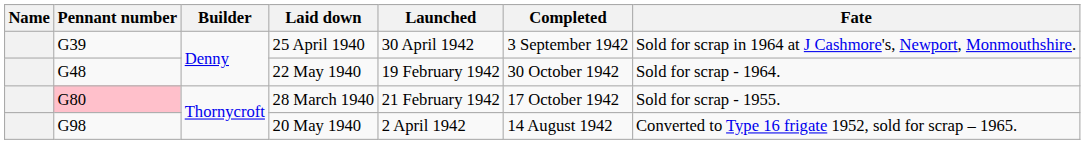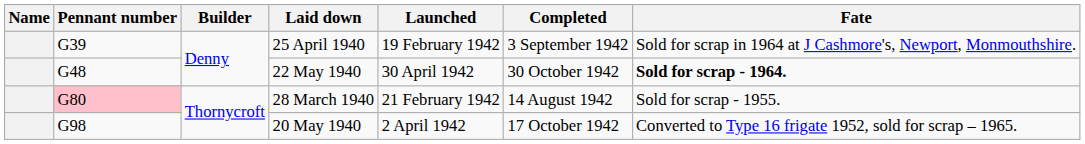(428, 44) 30 April 1942 -> (441, 44) 19 February 1942
(441, 71) 19 February 1942 -> (428, 71) 30 April 1942
(708, 71) normal -> (711, 71) bold
(563, 98) 17 October 1942 -> (560, 98) 14 August 1942
(560, 125) 14 August 1942 -> (563, 125) 17 October 1942
